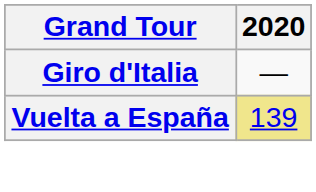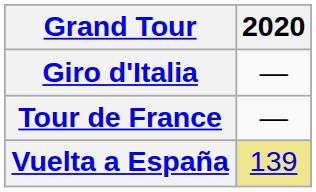+ row: (120, 117)
